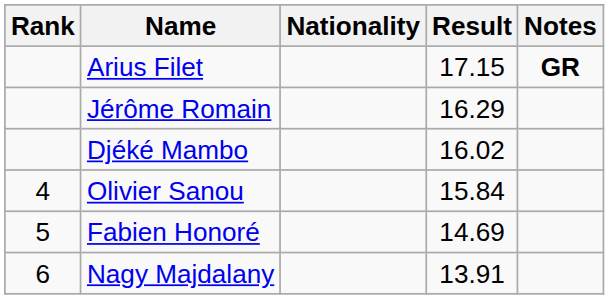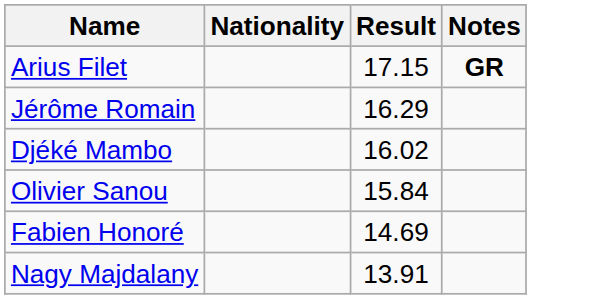- column: (43, 26)
